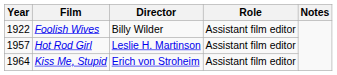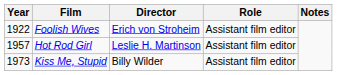(137, 29) Billy Wilder -> (156, 29) Erich von Stroheim
(18, 62) 1964 -> (18, 62) 1973
(156, 62) Erich von Stroheim -> (137, 62) Billy Wilder
